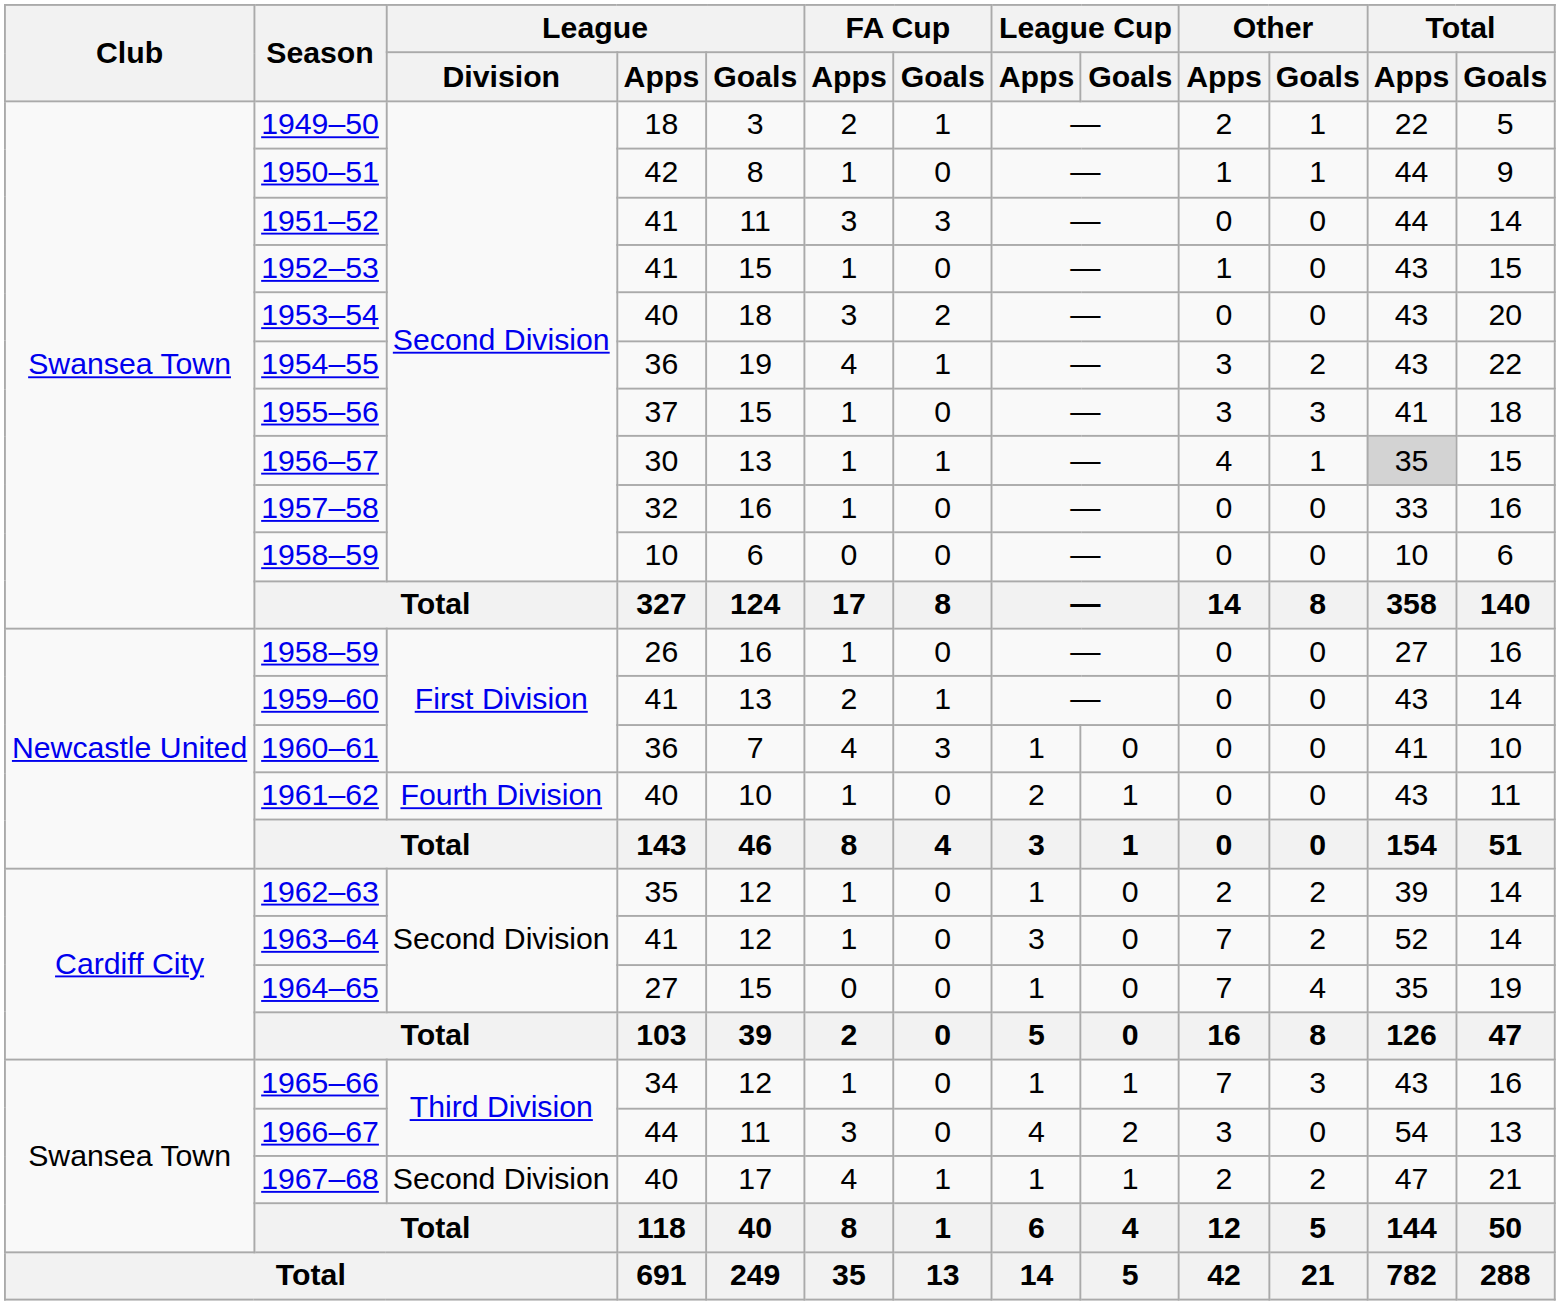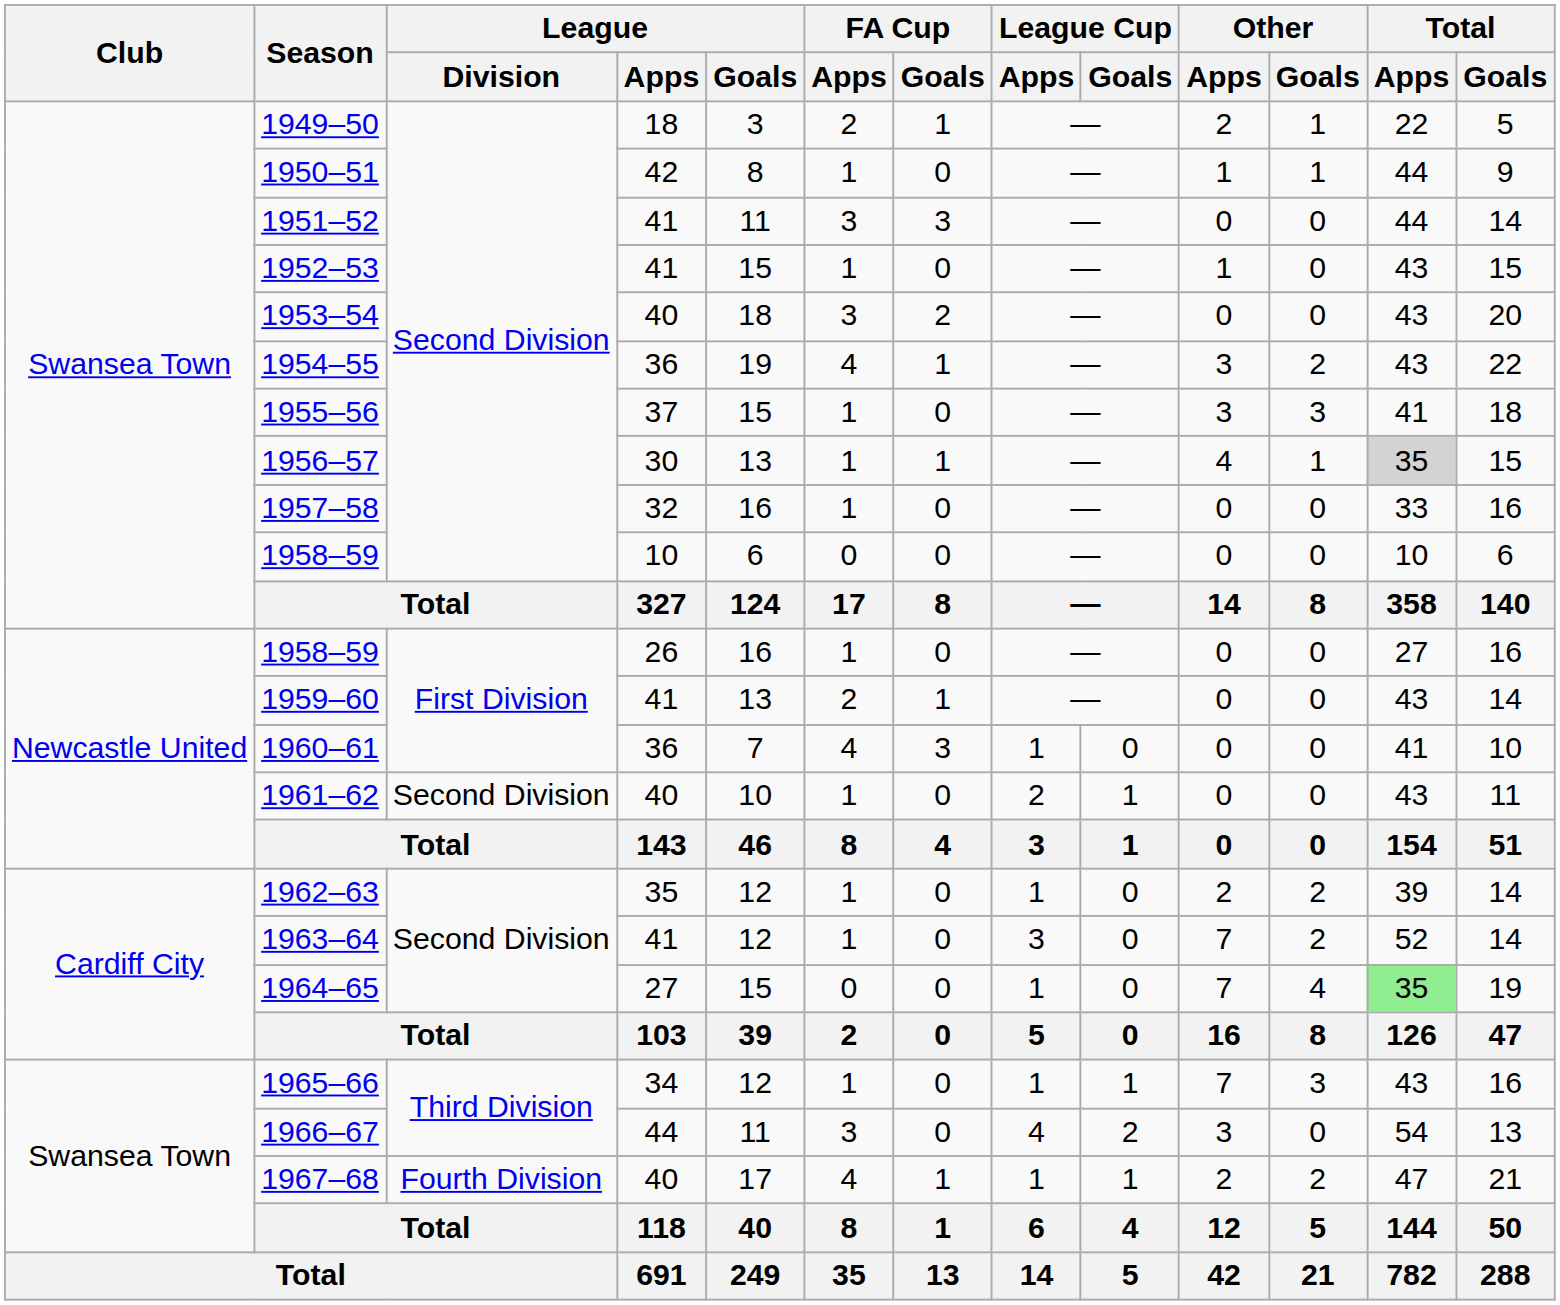(501, 795) Fourth Division -> (501, 795) Second Division
(1412, 987) no background -> (1412, 987) lightgreen background
(501, 1179) Second Division -> (501, 1179) Fourth Division
